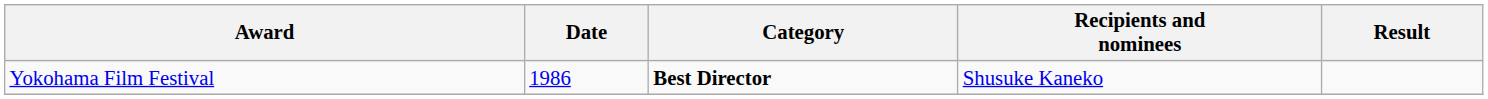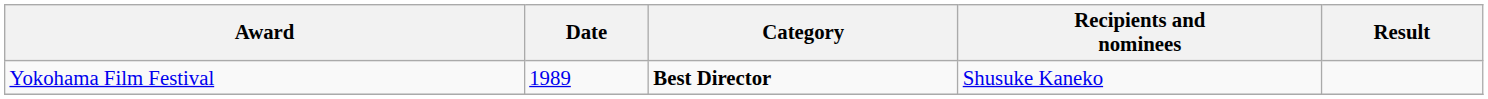(550, 77) 1986 -> (550, 77) 1989
